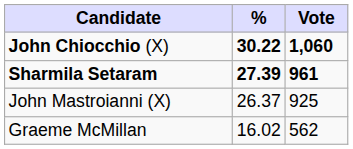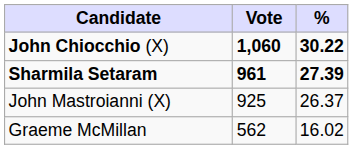columns swapped: (316, 18) <-> (259, 18)
